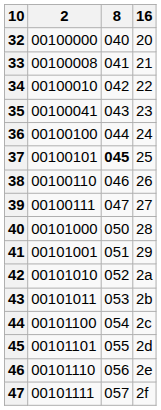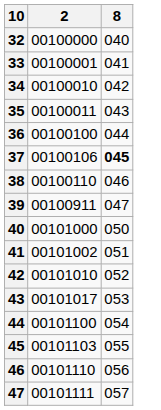- column: (144, 16)
(64, 63) 00100008 -> (64, 63) 00100001
(64, 110) 00100041 -> (64, 110) 00100011
(64, 157) 00100101 -> (64, 157) 00100106
(63, 205) 00100111 -> (64, 205) 00100911
(64, 252) 00101001 -> (64, 252) 00101002
(64, 299) 00101011 -> (64, 299) 00101017
(64, 346) 00101101 -> (64, 346) 00101103
